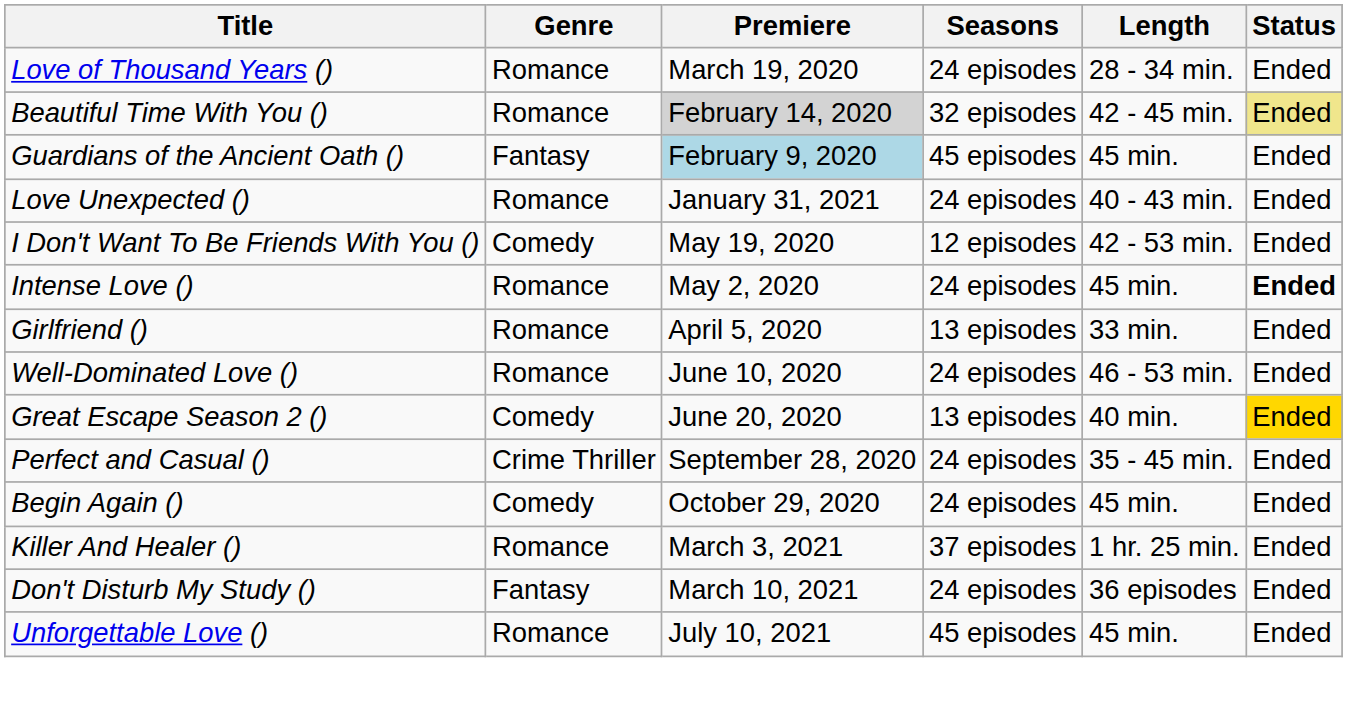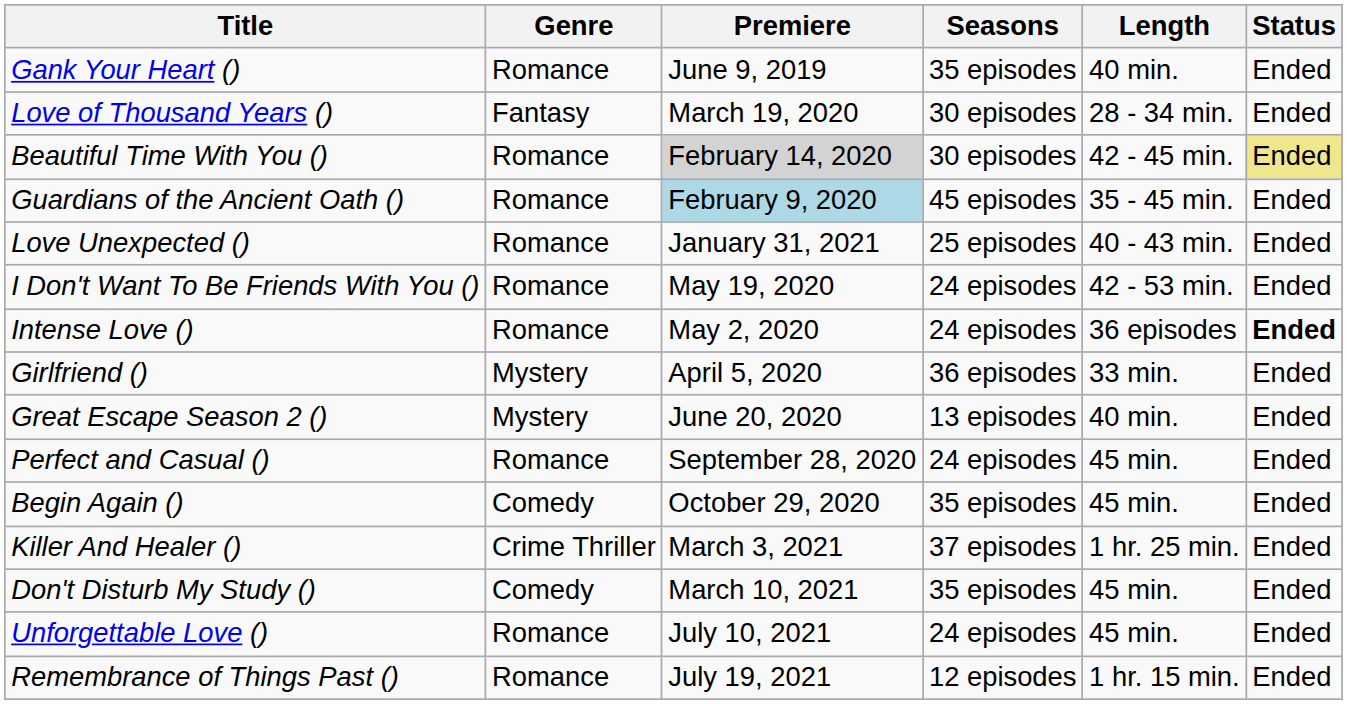+ row: (126, 69)
(551, 69) Romance -> (541, 112) Fantasy
(1003, 69) 24 episodes -> (1003, 112) 30 episodes
(1003, 112) 32 episodes -> (1003, 156) 30 episodes
(541, 156) Fantasy -> (551, 199) Romance
(1134, 156) 45 min. -> (1161, 199) 35 - 45 min.
(1003, 199) 24 episodes -> (1003, 243) 25 episodes
(543, 243) Comedy -> (551, 286) Romance
(1003, 243) 12 episodes -> (1003, 286) 24 episodes
(1134, 286) 45 min. -> (1163, 329) 36 episodes
(551, 329) Romance -> (540, 373) Mystery
(1003, 329) 13 episodes -> (1003, 373) 36 episodes
- row: (155, 373)
(543, 416) Comedy -> (540, 416) Mystery
(1292, 416) gold background -> (1292, 416) no background
(574, 460) Crime Thriller -> (551, 460) Romance
(1161, 460) 35 - 45 min. -> (1134, 460) 45 min.
(1003, 503) 24 episodes -> (1003, 503) 35 episodes
(551, 546) Romance -> (574, 546) Crime Thriller
(541, 590) Fantasy -> (543, 590) Comedy
(1003, 590) 24 episodes -> (1003, 590) 35 episodes
(1163, 590) 36 episodes -> (1134, 590) 45 min.
(1003, 633) 45 episodes -> (1003, 633) 24 episodes
+ row: (205, 677)
